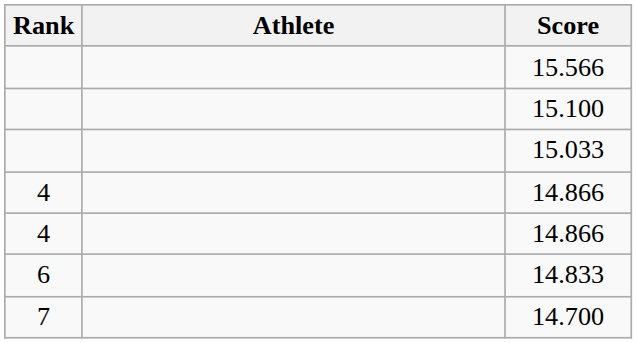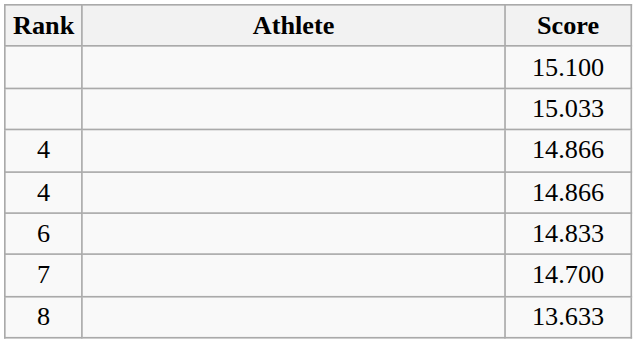- row: (44, 67)
+ row: (44, 316)
